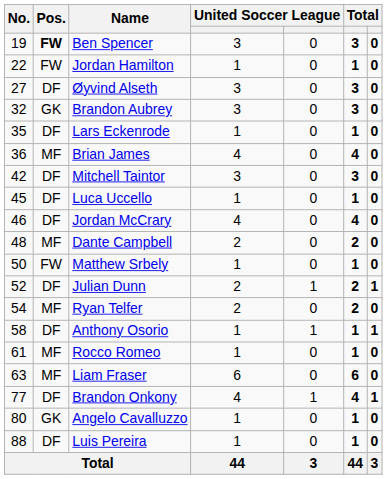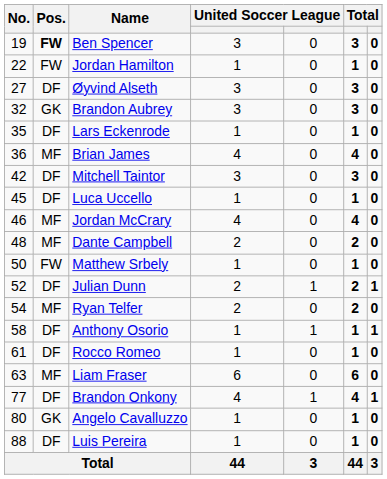(51, 220) DF -> (51, 220) MF
(51, 353) MF -> (51, 353) DF
